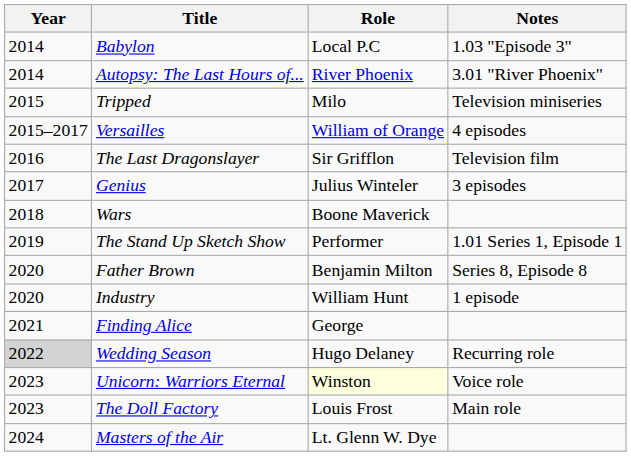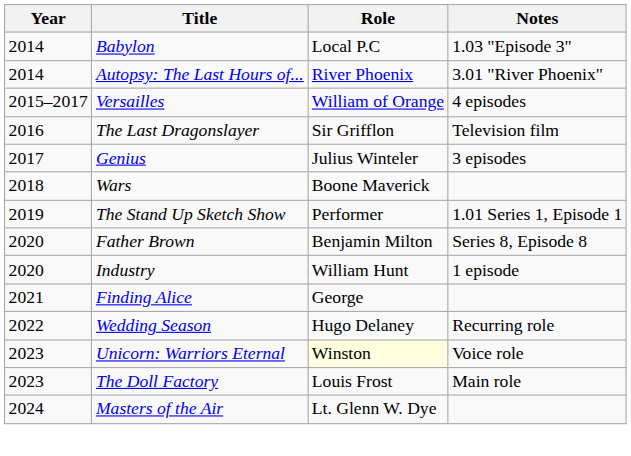- row: (123, 102)
(26, 353) lightgrey background -> (26, 325) no background
